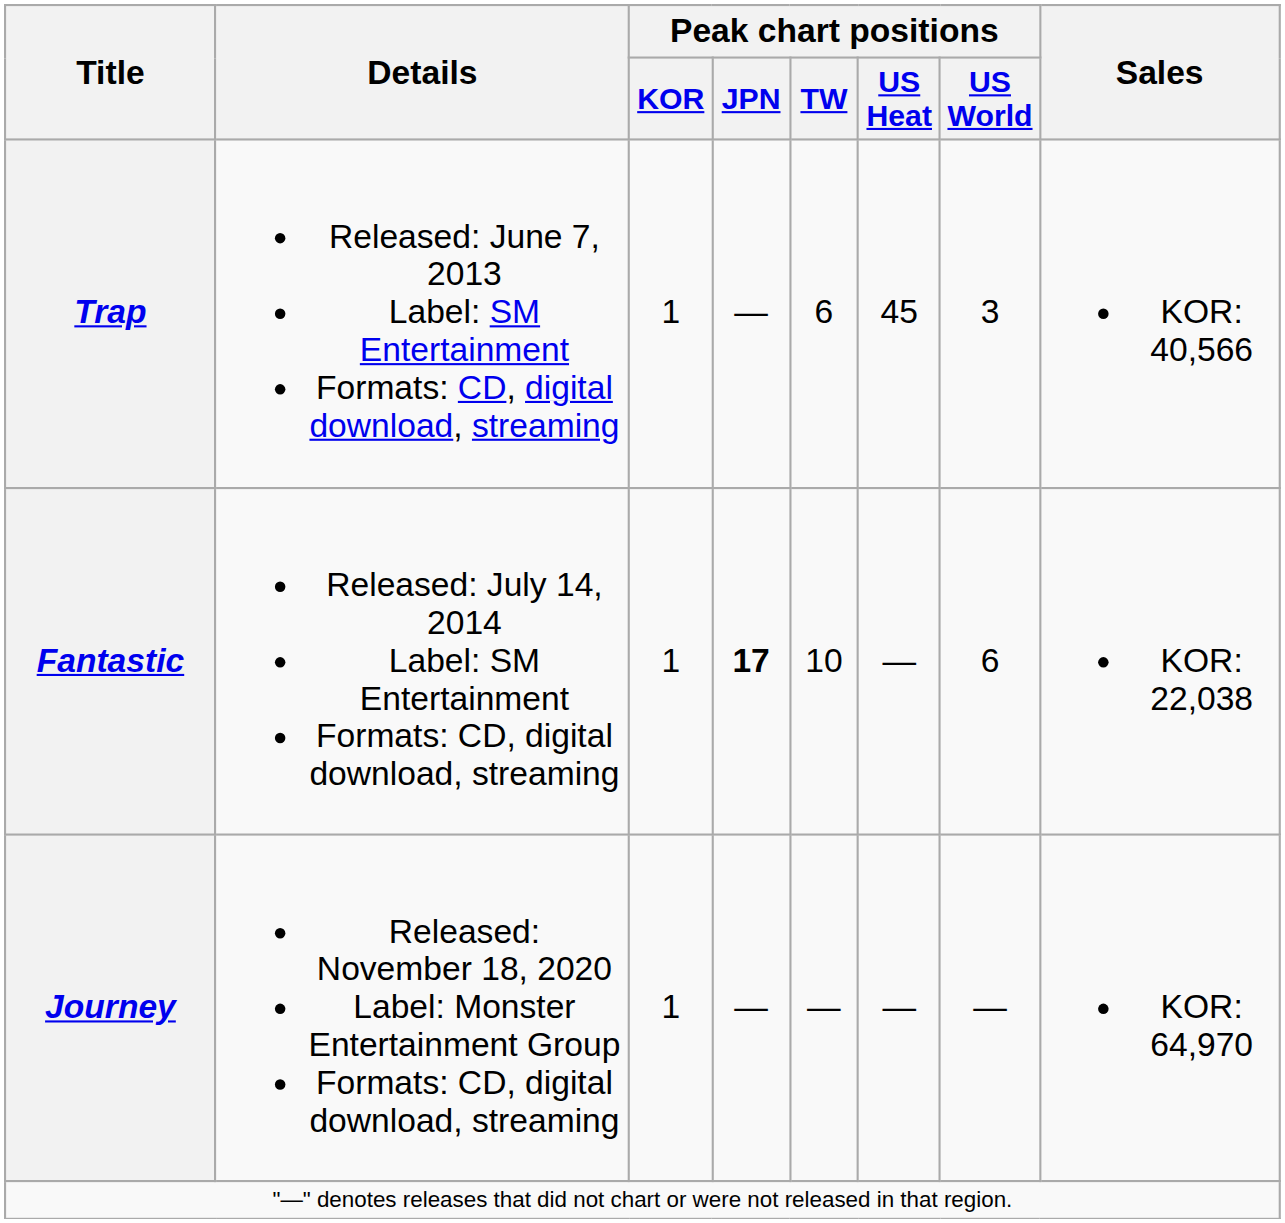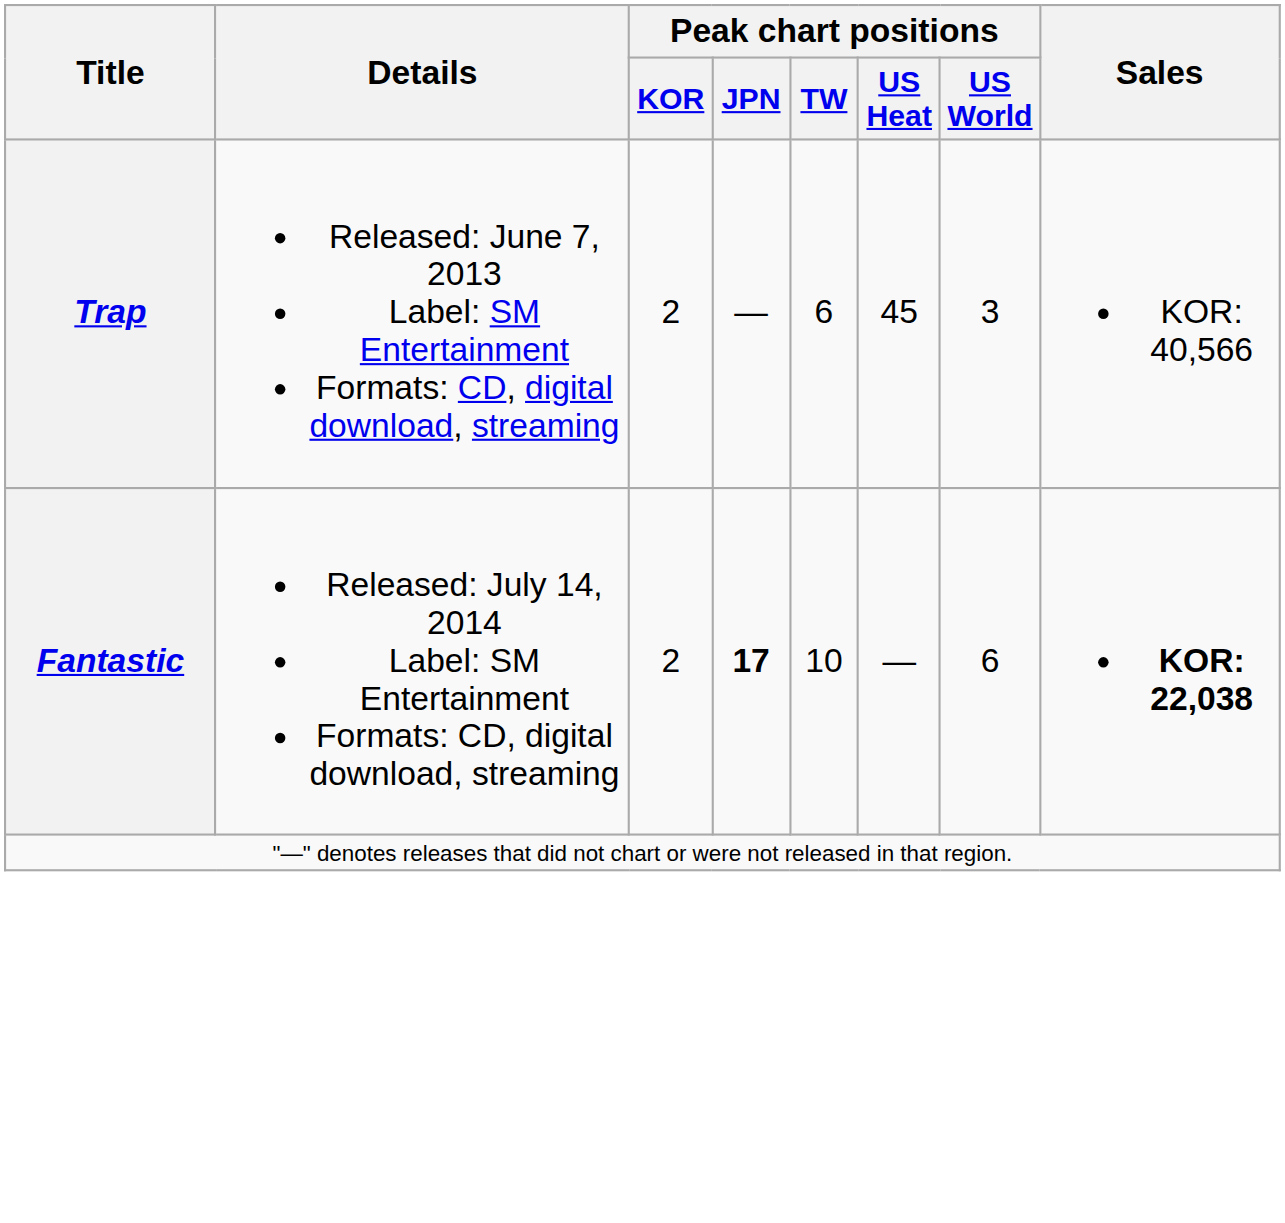(671, 312) 1 -> (671, 312) 2
(671, 660) 1 -> (671, 660) 2
(1160, 680) normal -> (1160, 680) bold
- row: (110, 1007)
